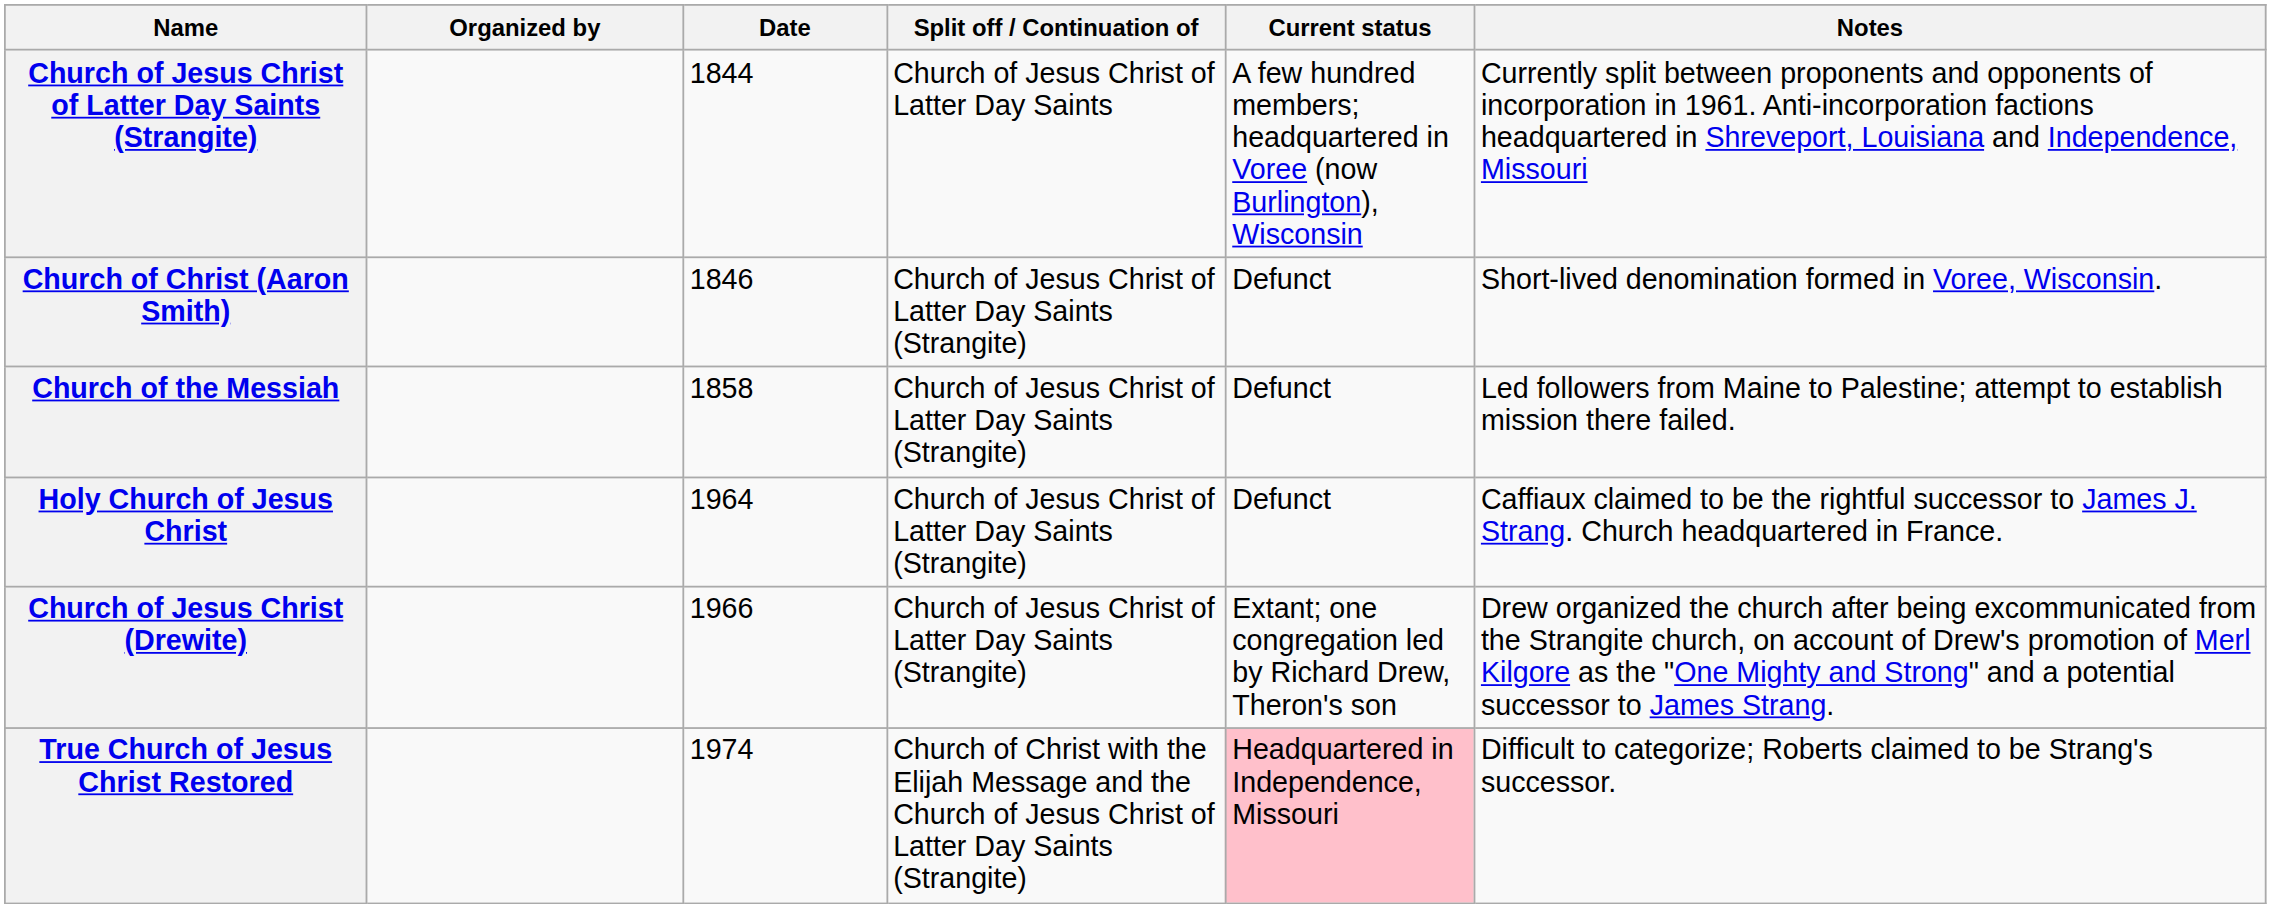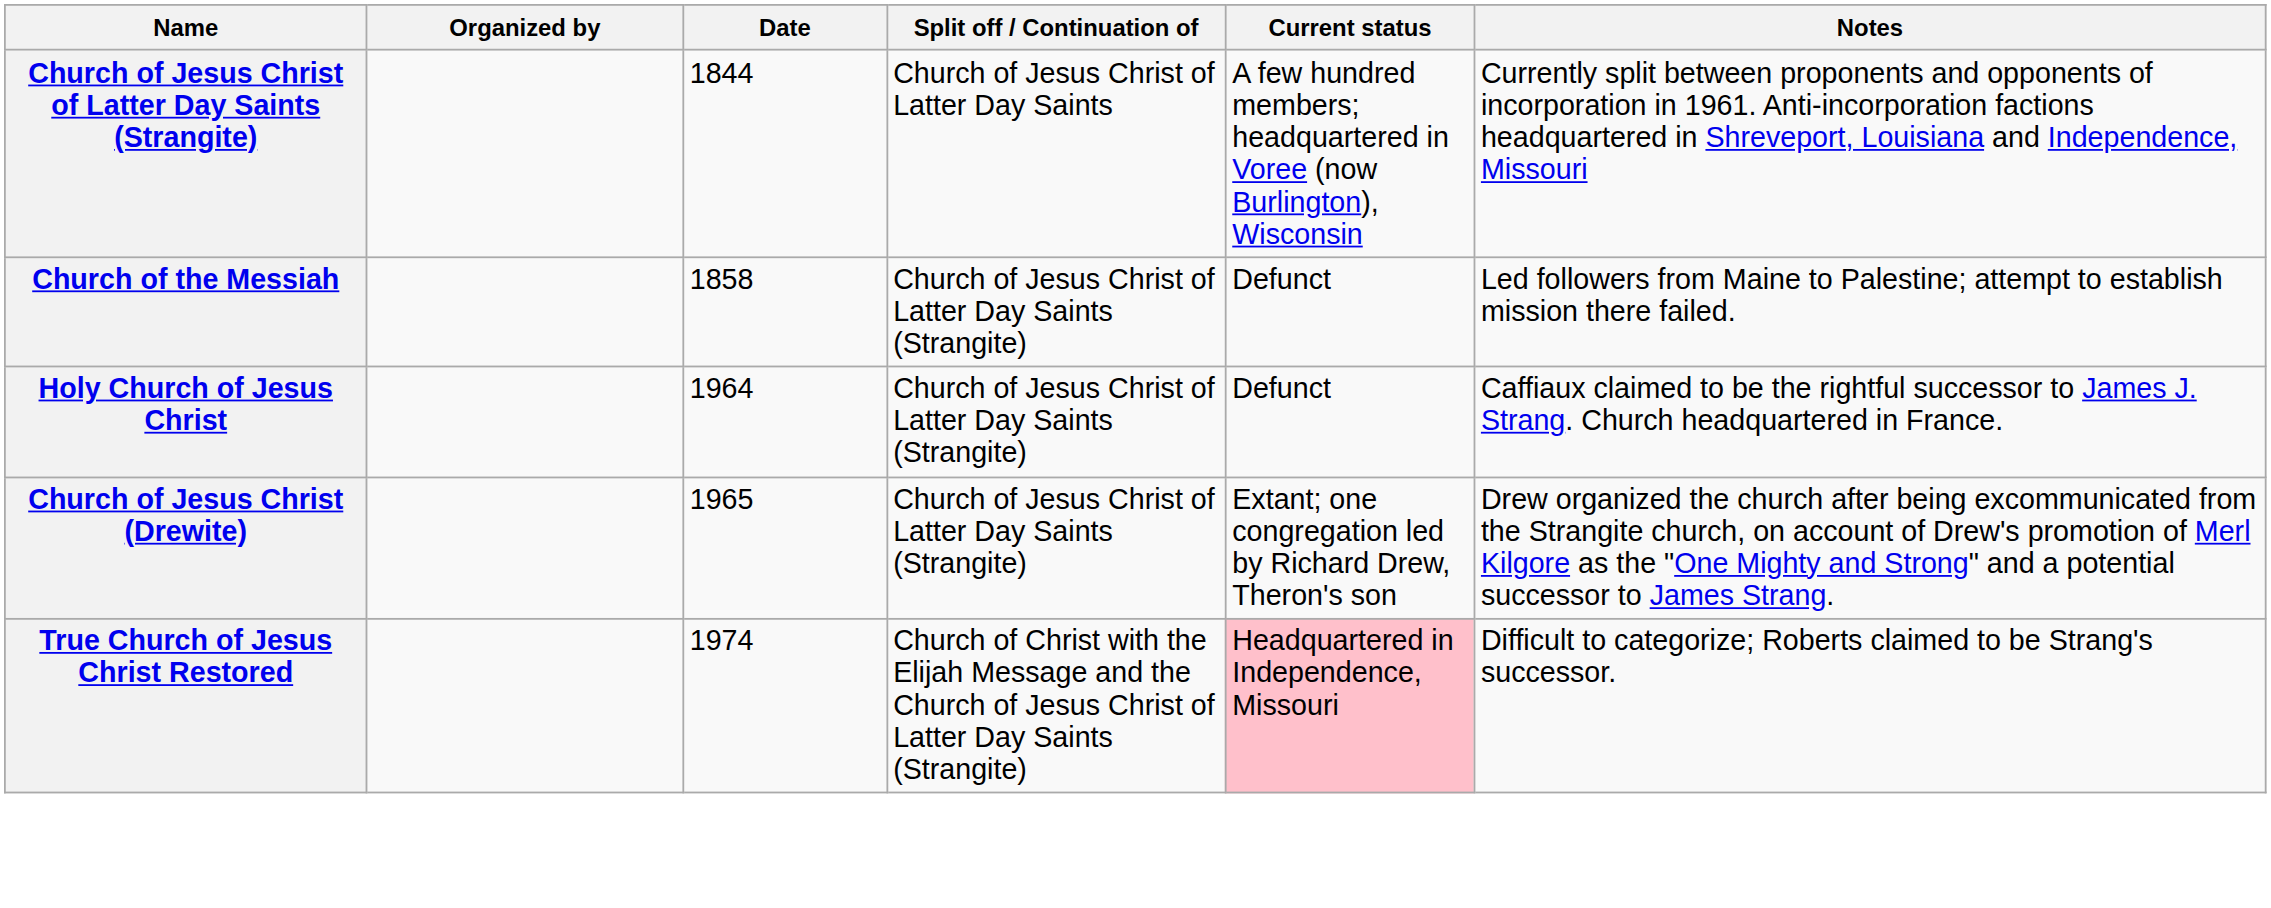- row: (186, 295)
(722, 608) 1966 -> (722, 498) 1965
